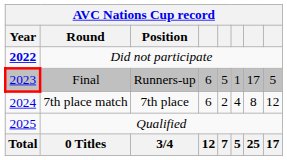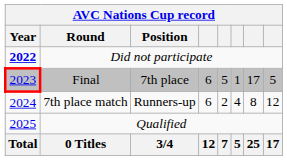(165, 79) Runners-up -> (165, 79) 7th place
(165, 102) 7th place -> (165, 102) Runners-up
